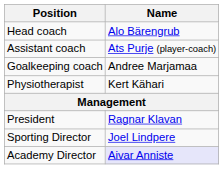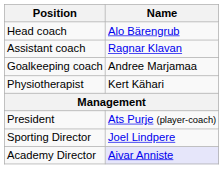(162, 48) Ats Purje (player-coach) -> (145, 48) Ragnar Klavan
(145, 119) Ragnar Klavan -> (162, 119) Ats Purje (player-coach)
